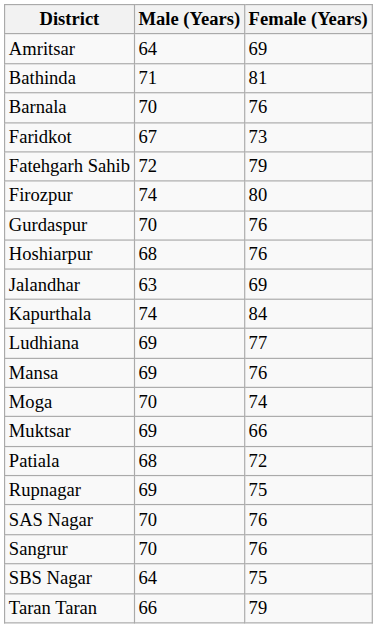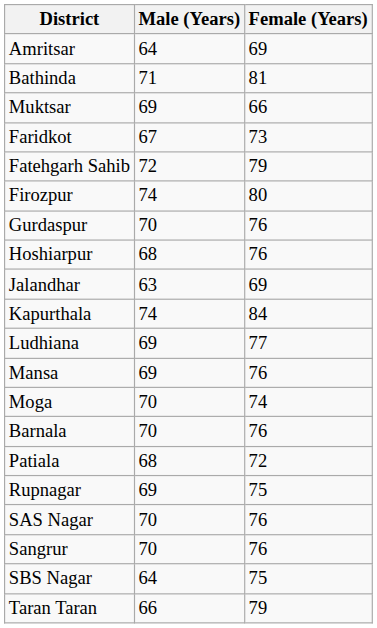rows swapped: (38, 107) <-> (40, 431)
